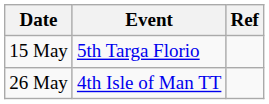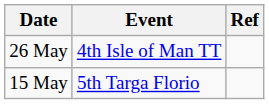rows swapped: (39, 51) <-> (39, 82)
